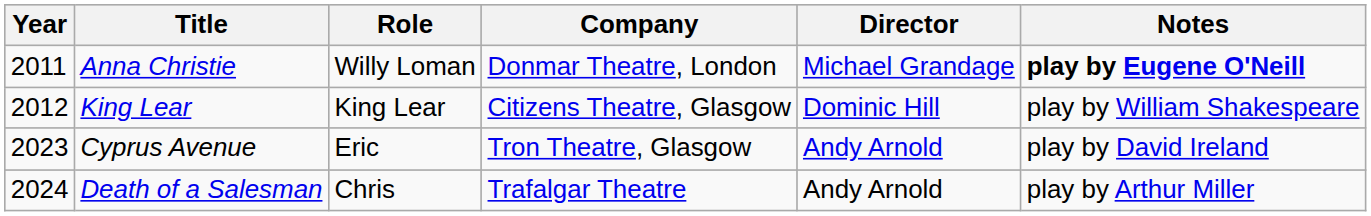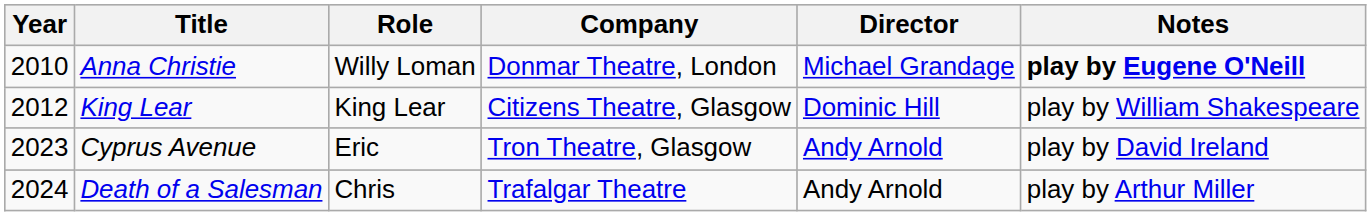(39, 66) 2011 -> (40, 66) 2010
